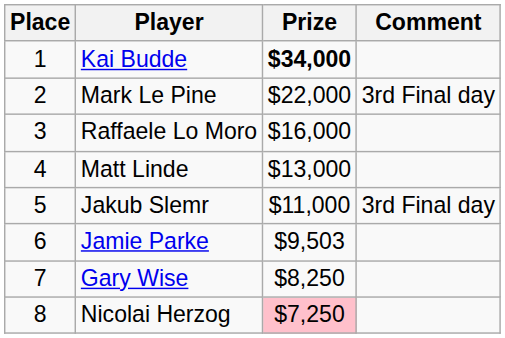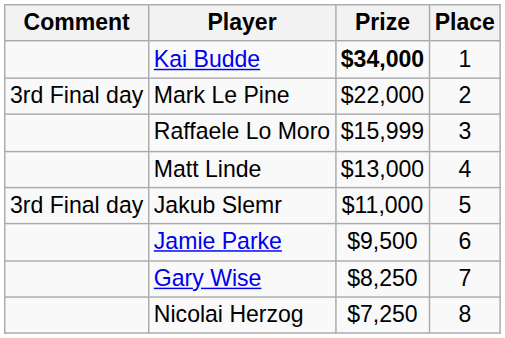columns swapped: (40, 22) <-> (428, 22)
(309, 132) $16,000 -> (382, 132) $15,999
(309, 242) $9,503 -> (382, 242) $9,500
(309, 315) pink background -> (382, 315) no background
